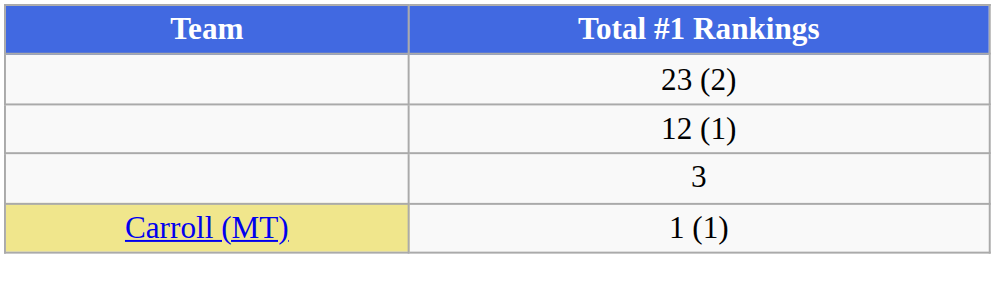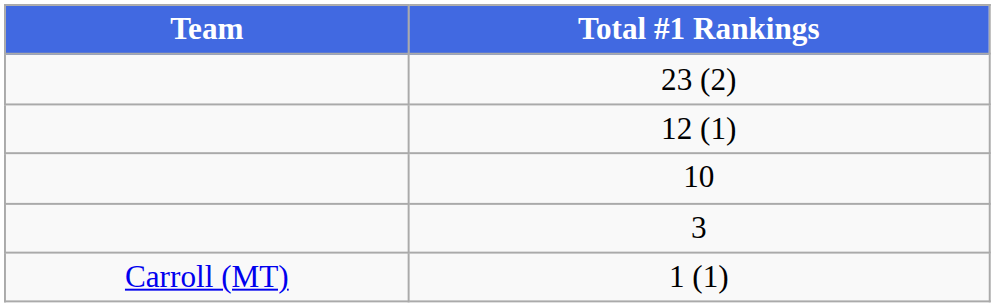+ row: (699, 177)
(207, 227) khaki background -> (207, 276) no background
